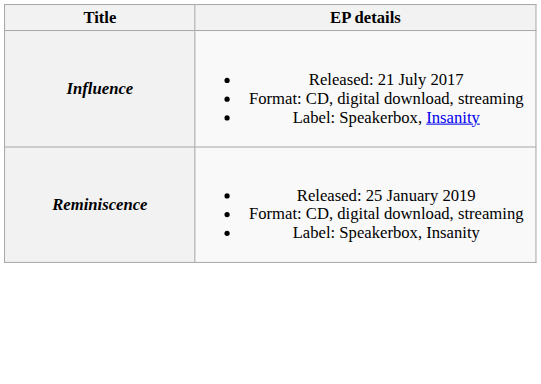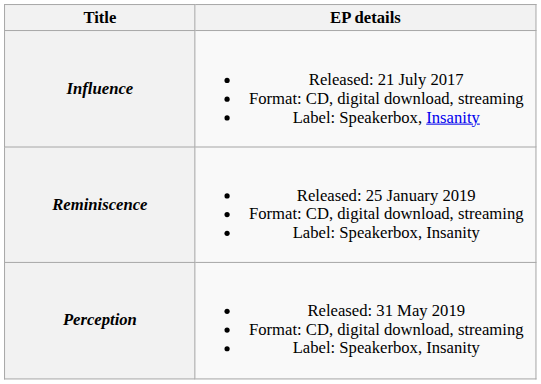+ row: (100, 320)
